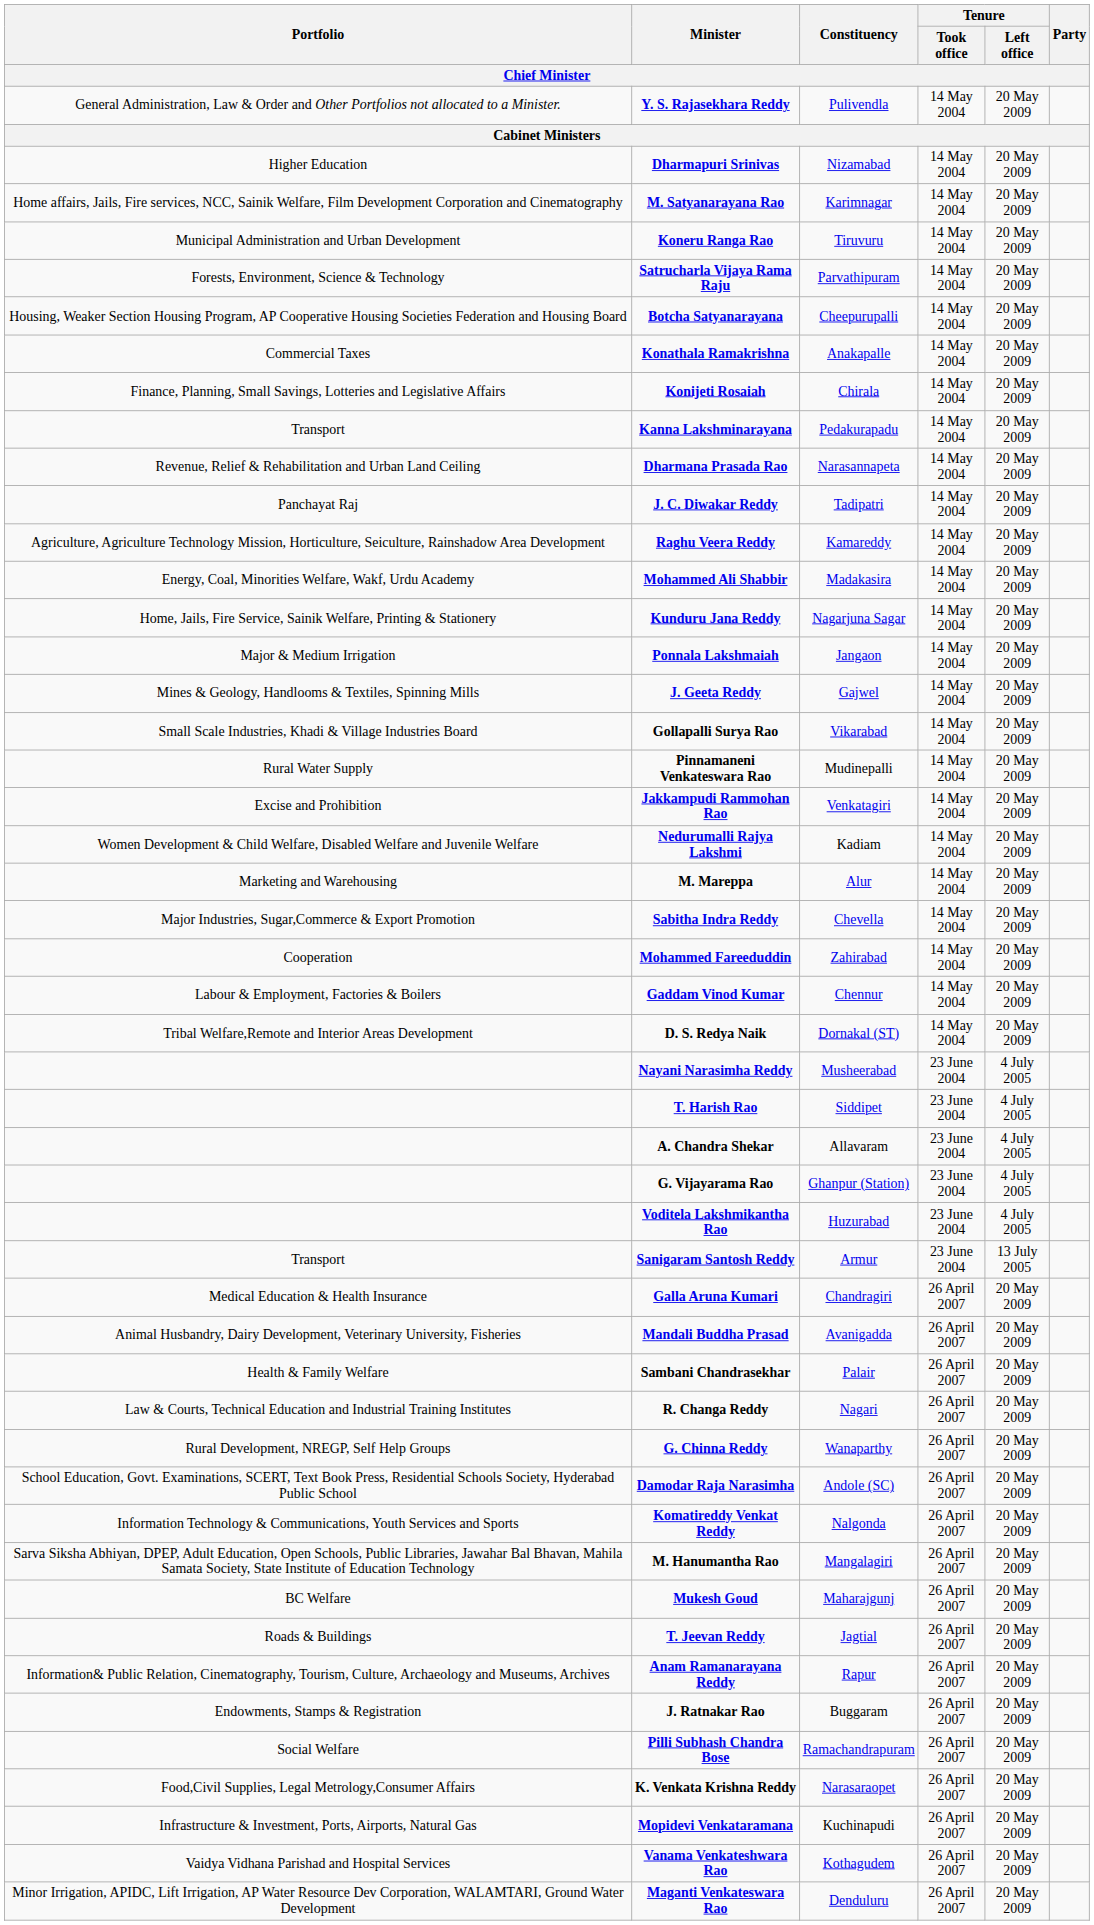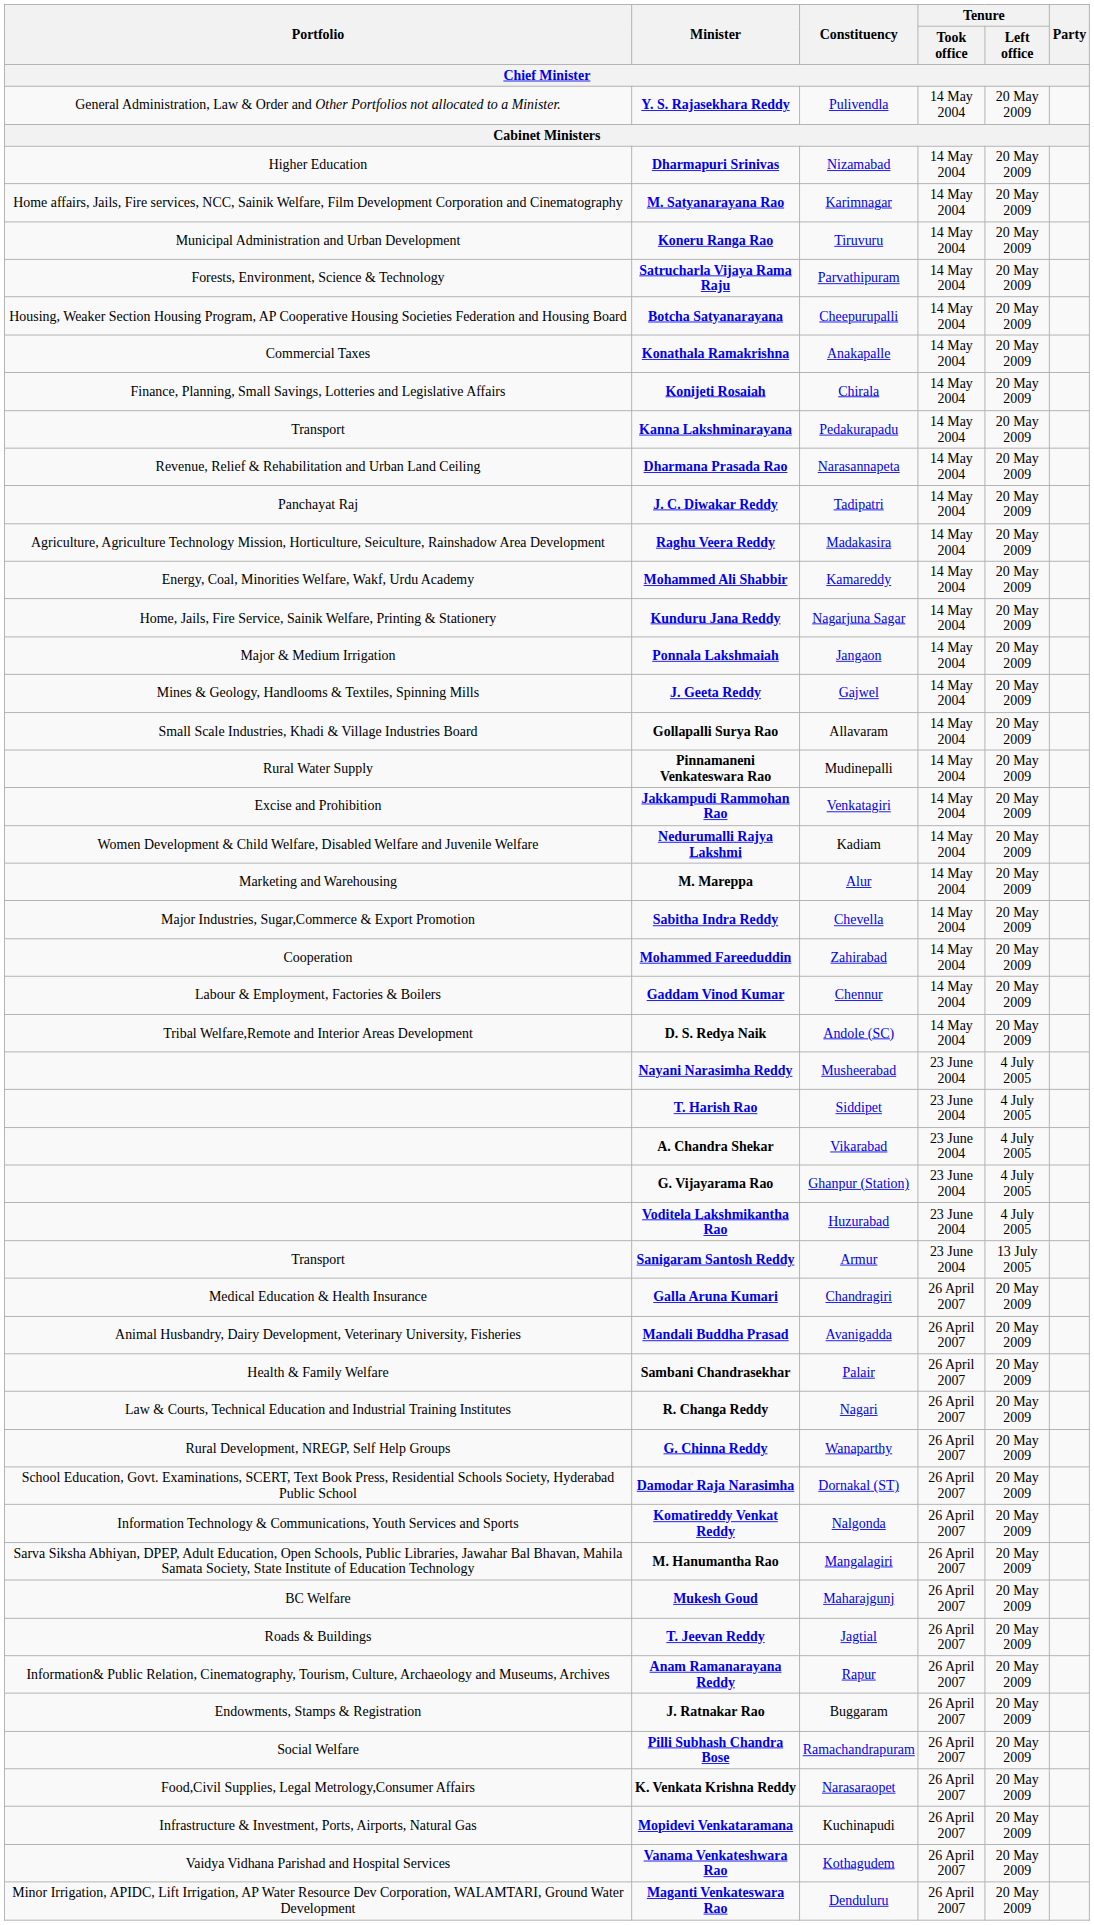(859, 542) Kamareddy -> (859, 542) Madakasira
(859, 580) Madakasira -> (859, 580) Kamareddy
(859, 731) Vikarabad -> (859, 731) Allavaram
(859, 1033) Dornakal (ST) -> (859, 1033) Andole (SC)
(859, 1146) Allavaram -> (859, 1146) Vikarabad
(859, 1485) Andole (SC) -> (859, 1485) Dornakal (ST)
